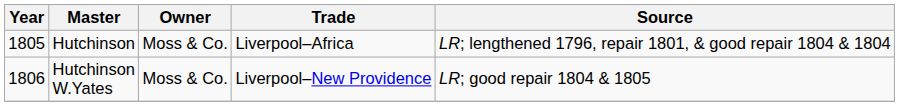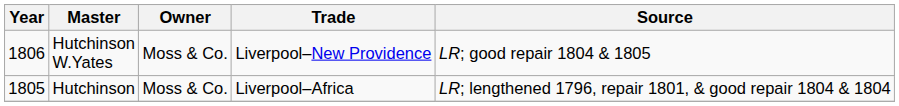rows swapped: (94, 43) <-> (94, 79)
